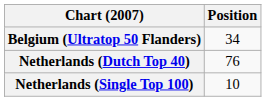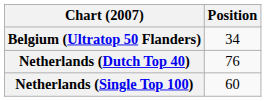(232, 84) 10 -> (232, 84) 60
